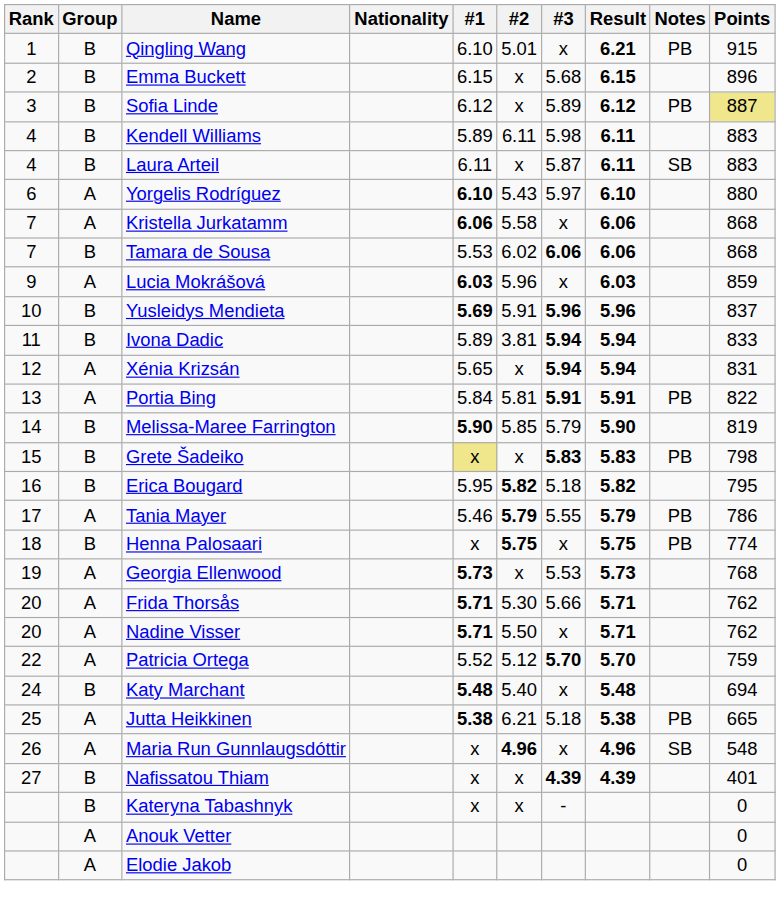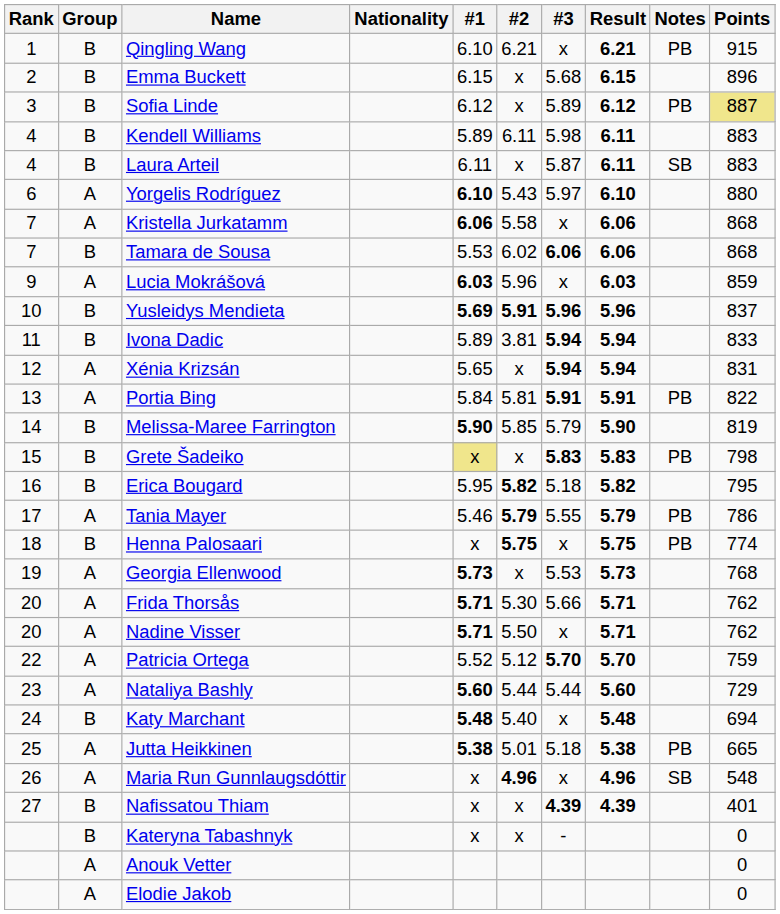(519, 48) 5.01 -> (519, 48) 6.21
(519, 310) normal -> (519, 310) bold
+ row: (189, 690)
(519, 719) 6.21 -> (519, 748) 5.01
